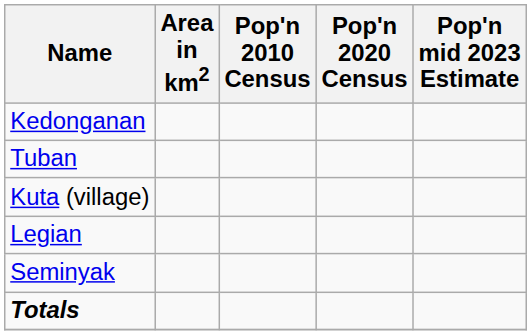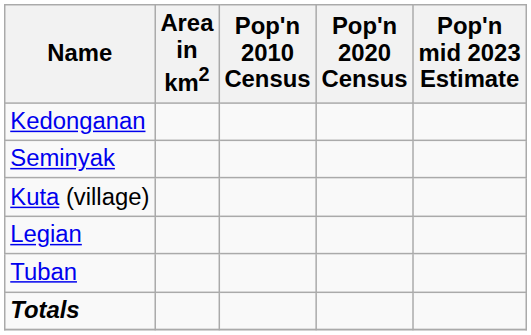rows swapped: (44, 159) <-> (63, 272)
